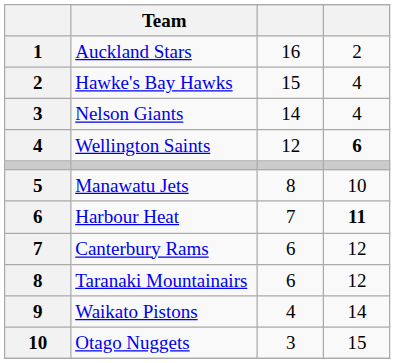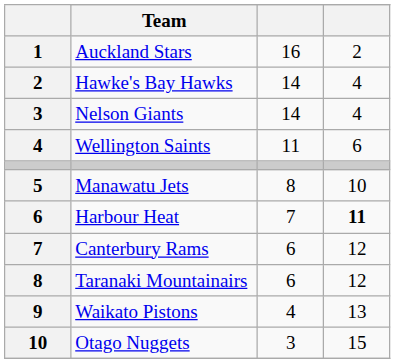(291, 83) 15 -> (291, 83) 14
(291, 145) 12 -> (291, 145) 11
(357, 145) bold -> (357, 145) normal
(357, 311) 14 -> (357, 311) 13
